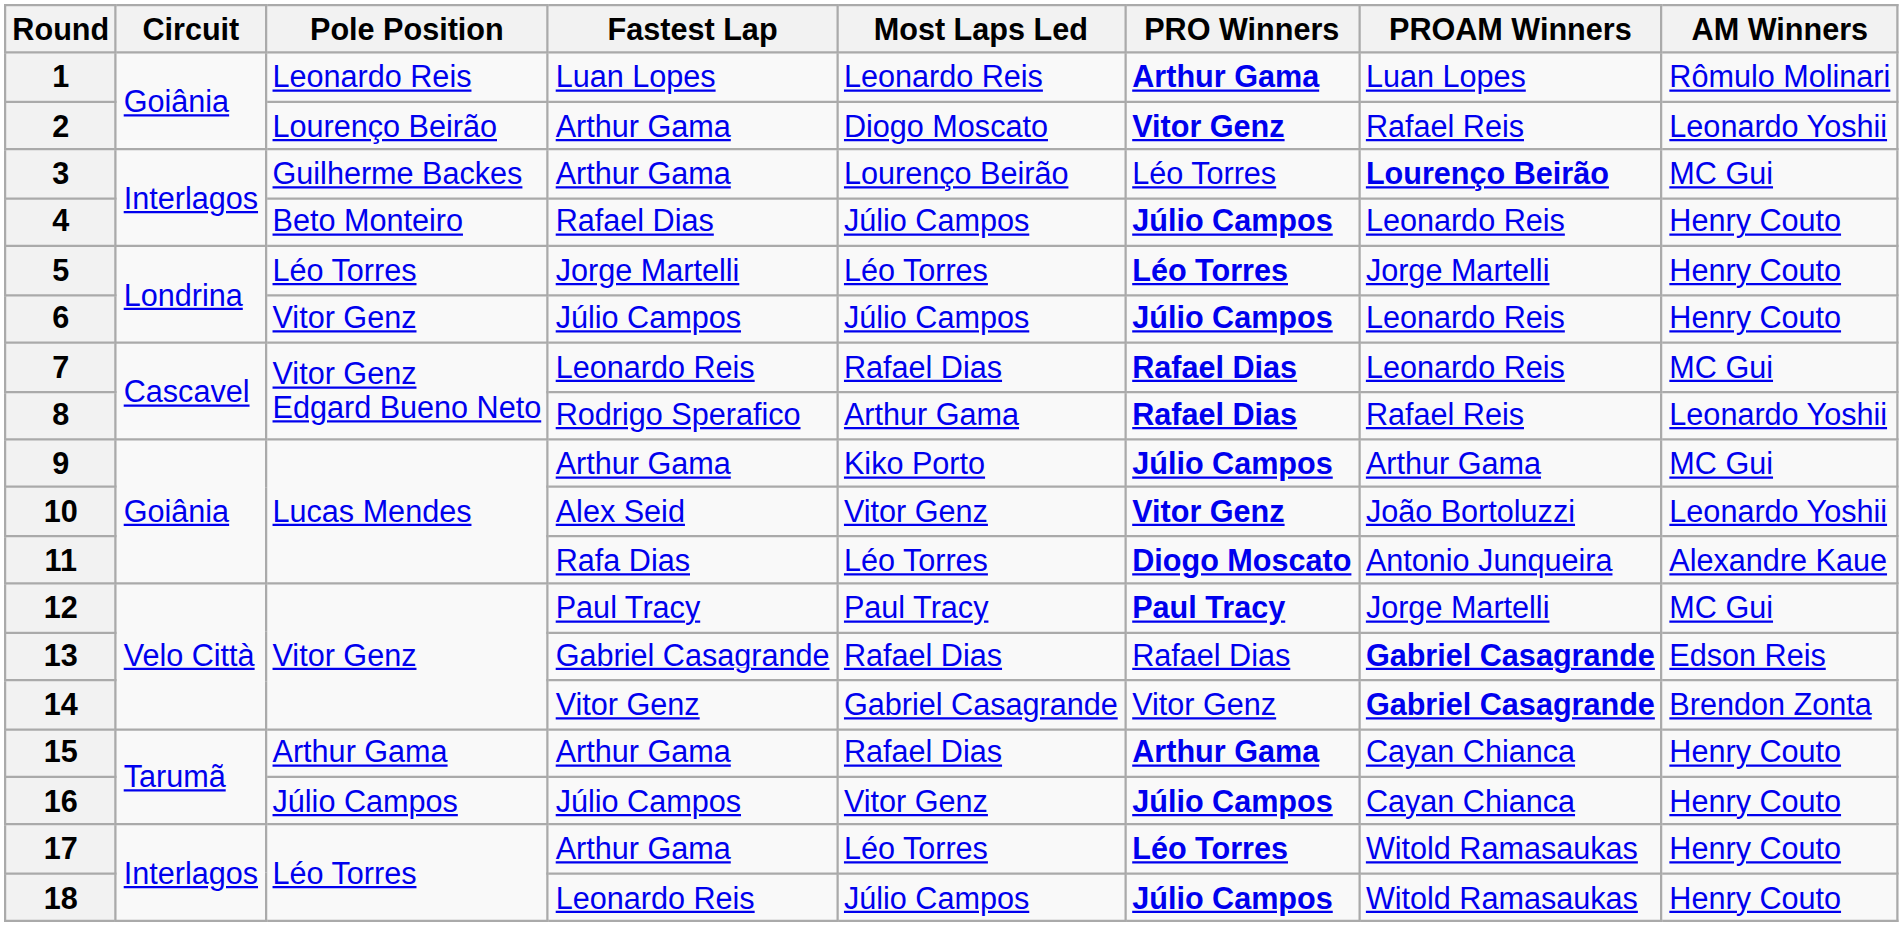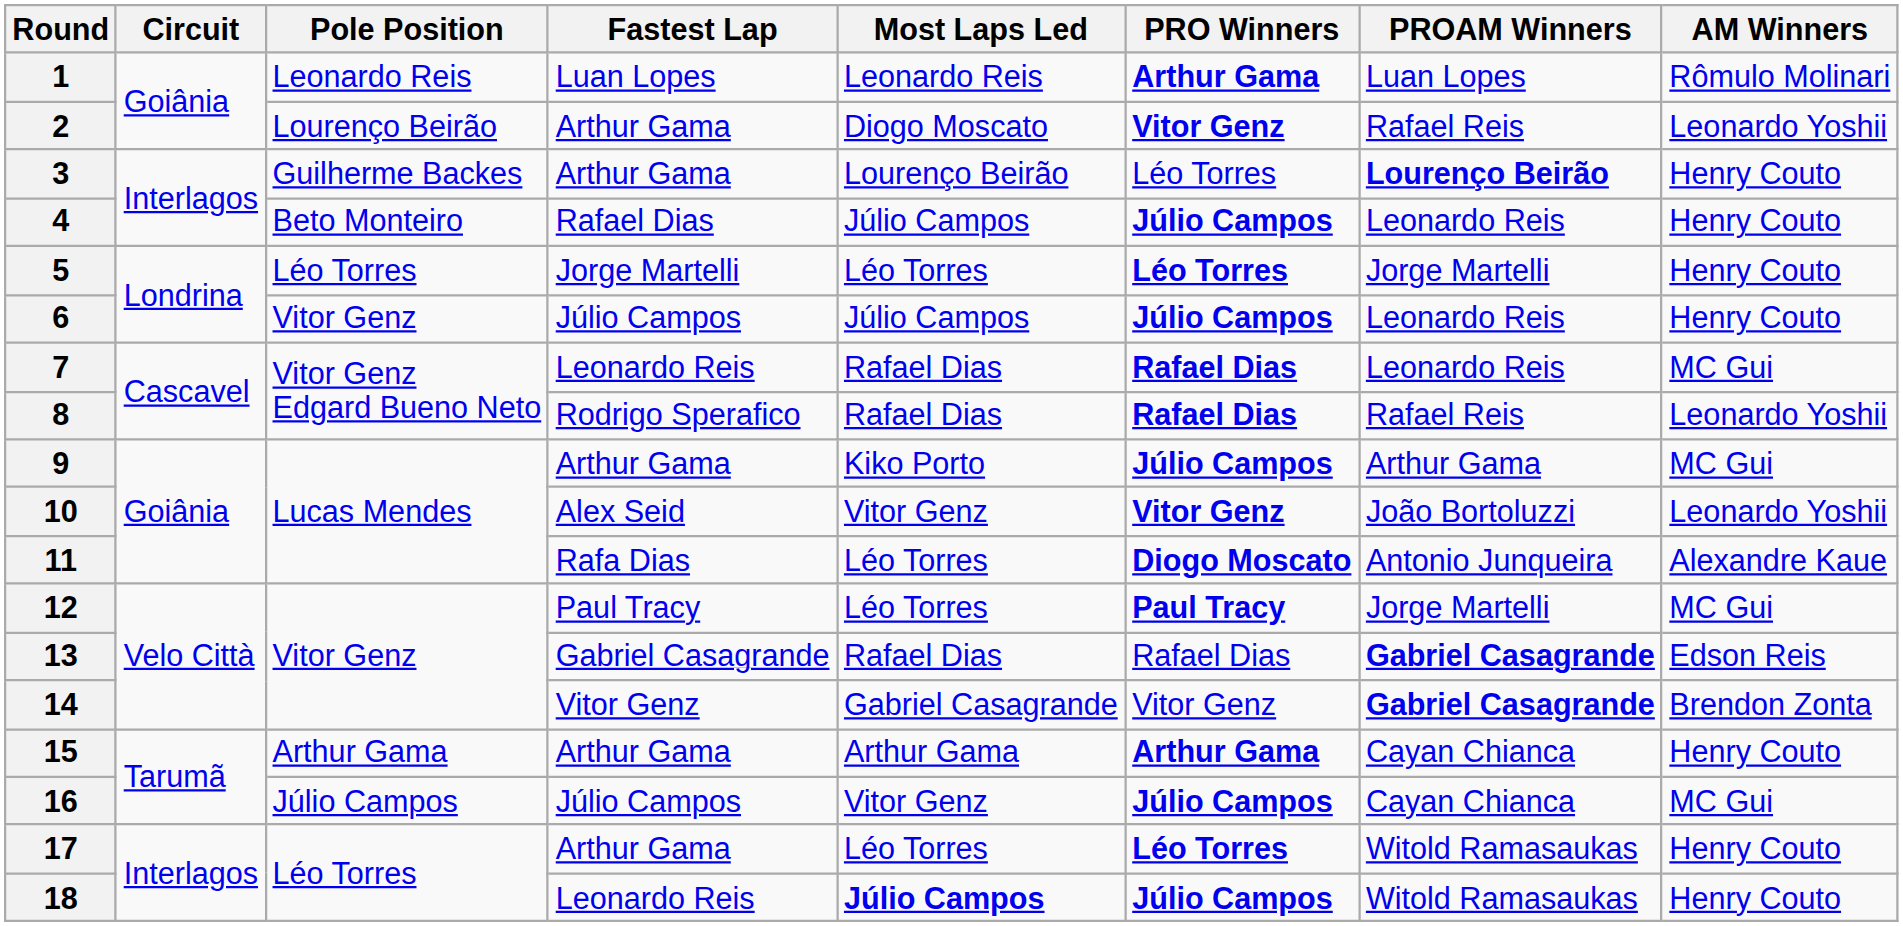(1721, 174) MC Gui -> (1755, 174) Henry Couto
(931, 415) Arthur Gama -> (923, 415) Rafael Dias
(916, 608) Paul Tracy -> (916, 608) Léo Torres
(923, 752) Rafael Dias -> (931, 752) Arthur Gama
(1755, 801) Henry Couto -> (1721, 801) MC Gui
(937, 897) normal -> (944, 897) bold
